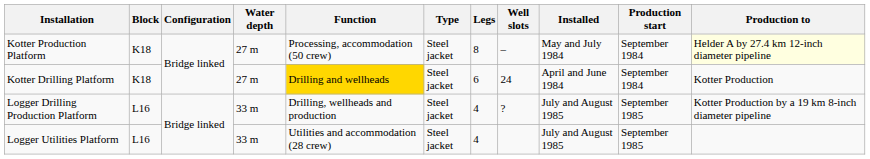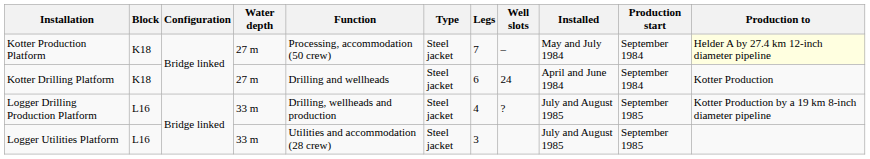(476, 49) 8 -> (476, 49) 7
(339, 79) gold background -> (339, 79) no background
(476, 139) 4 -> (476, 139) 3
